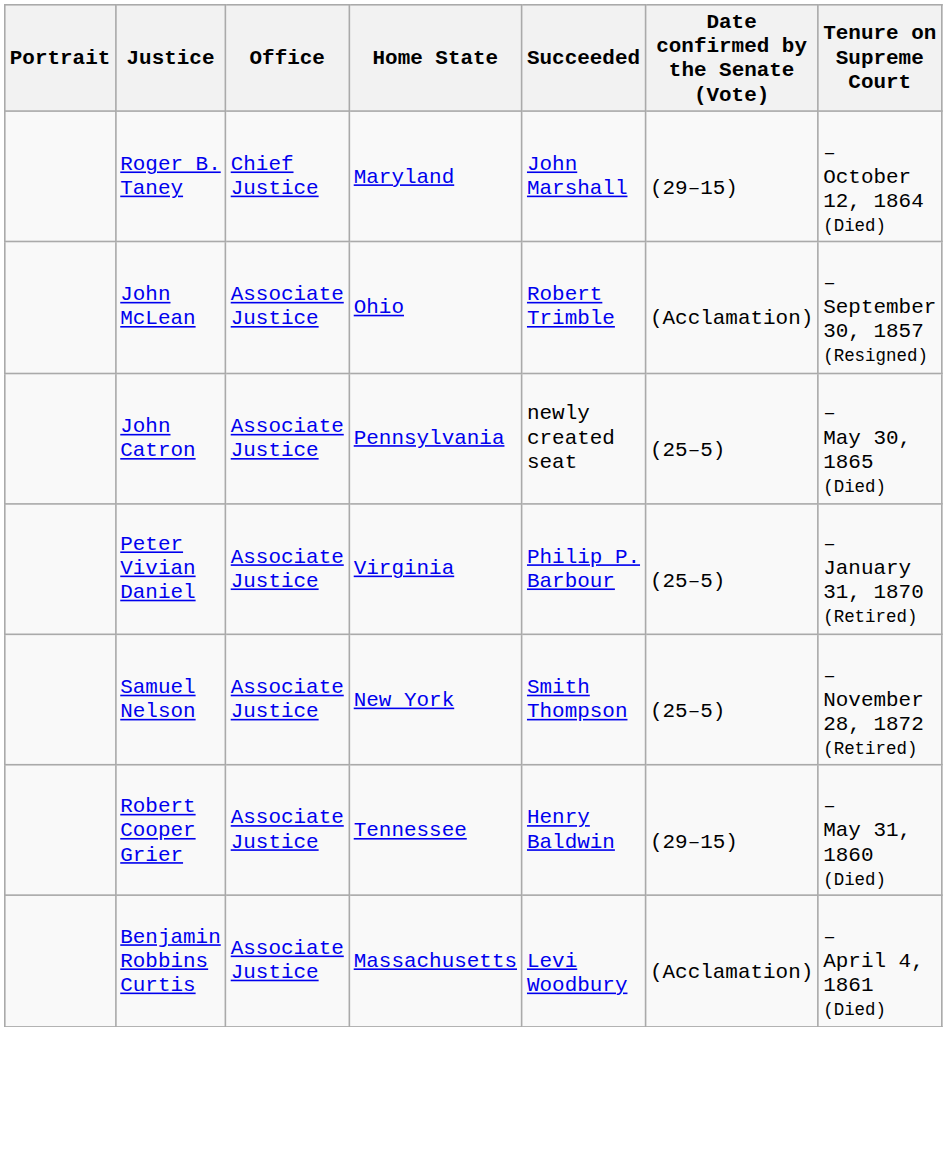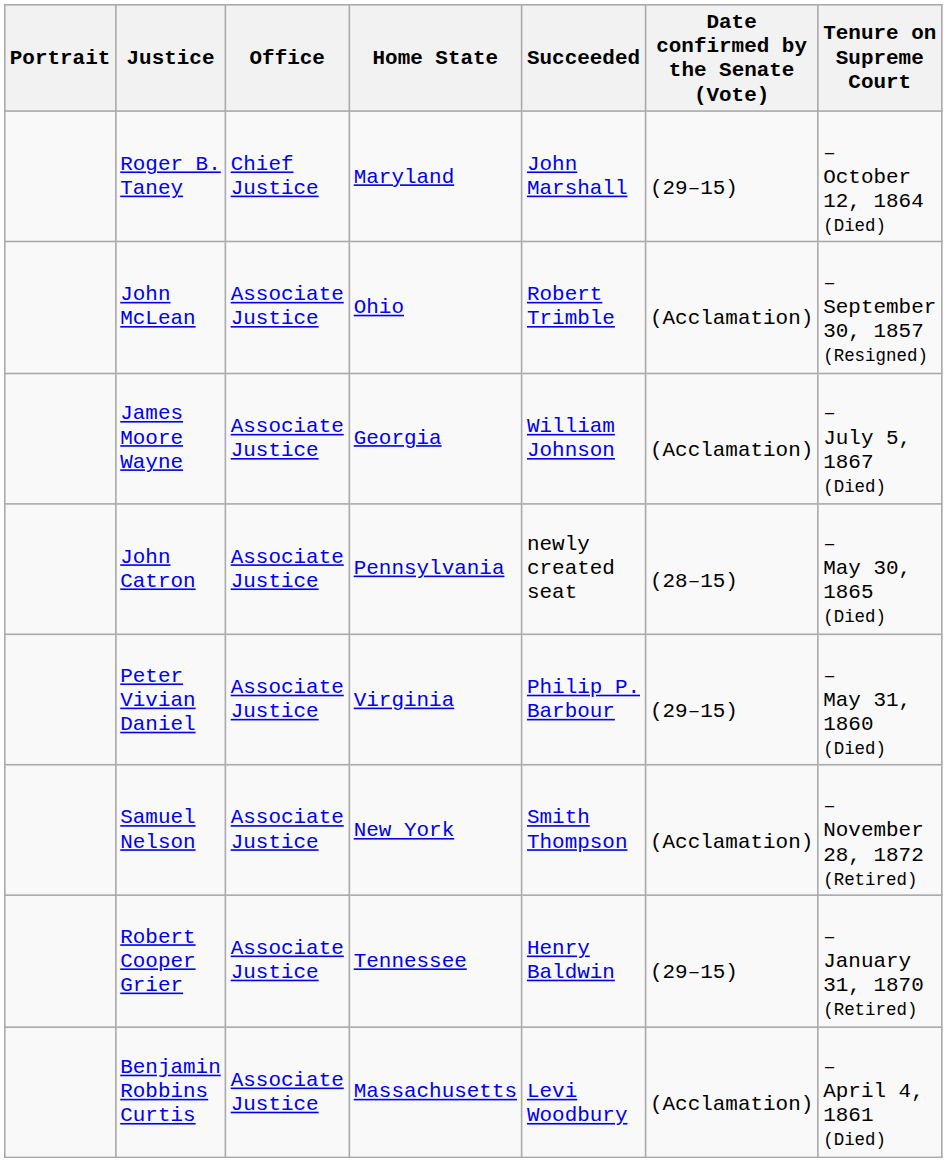+ row: (152, 438)
(688, 450) (25–5) -> (694, 581) (28–15)
(688, 581) (25–5) -> (694, 712) (29–15)
(873, 580) – January 31, 1870 (Retired) -> (867, 711) – May 31, 1860 (Died)
(688, 712) (25–5) -> (732, 842) (Acclamation)
(867, 842) – May 31, 1860 (Died) -> (873, 972) – January 31, 1870 (Retired)
